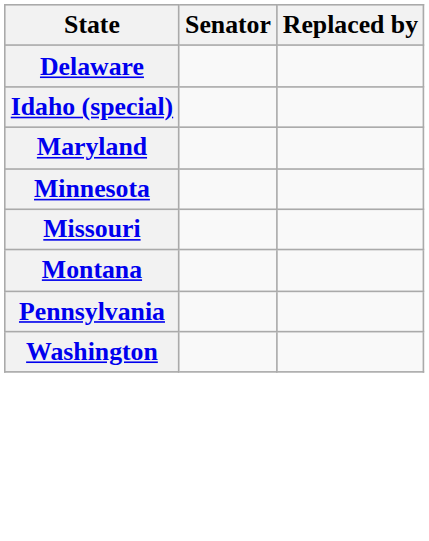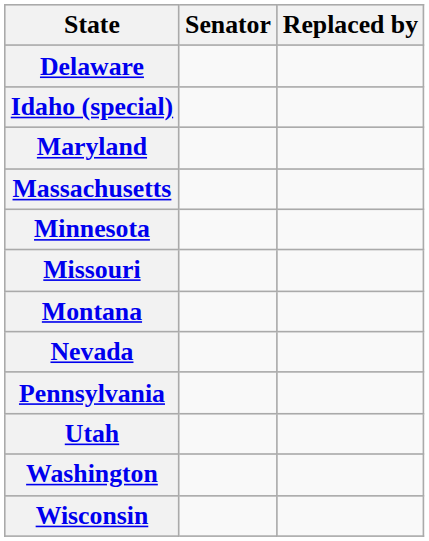+ row: (92, 188)
+ row: (92, 351)
+ row: (92, 433)
+ row: (92, 515)
